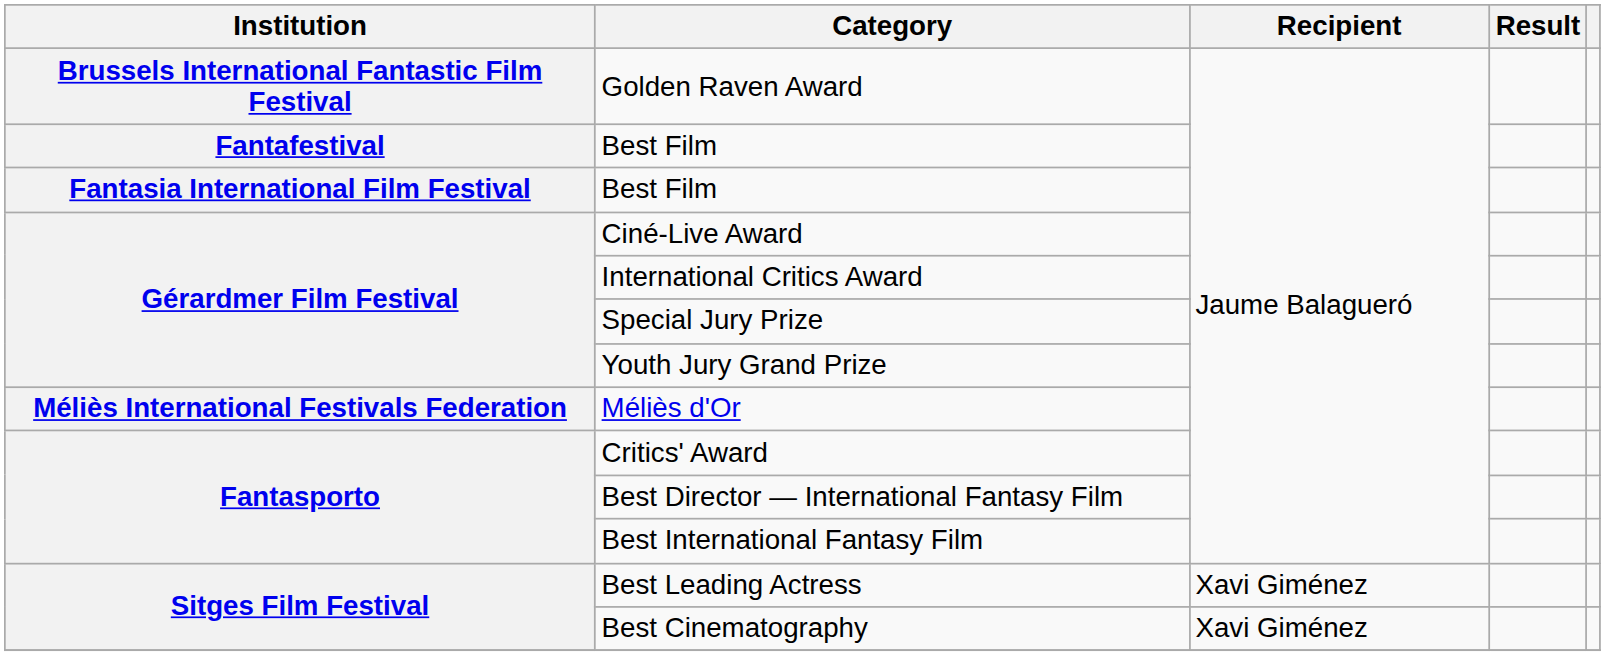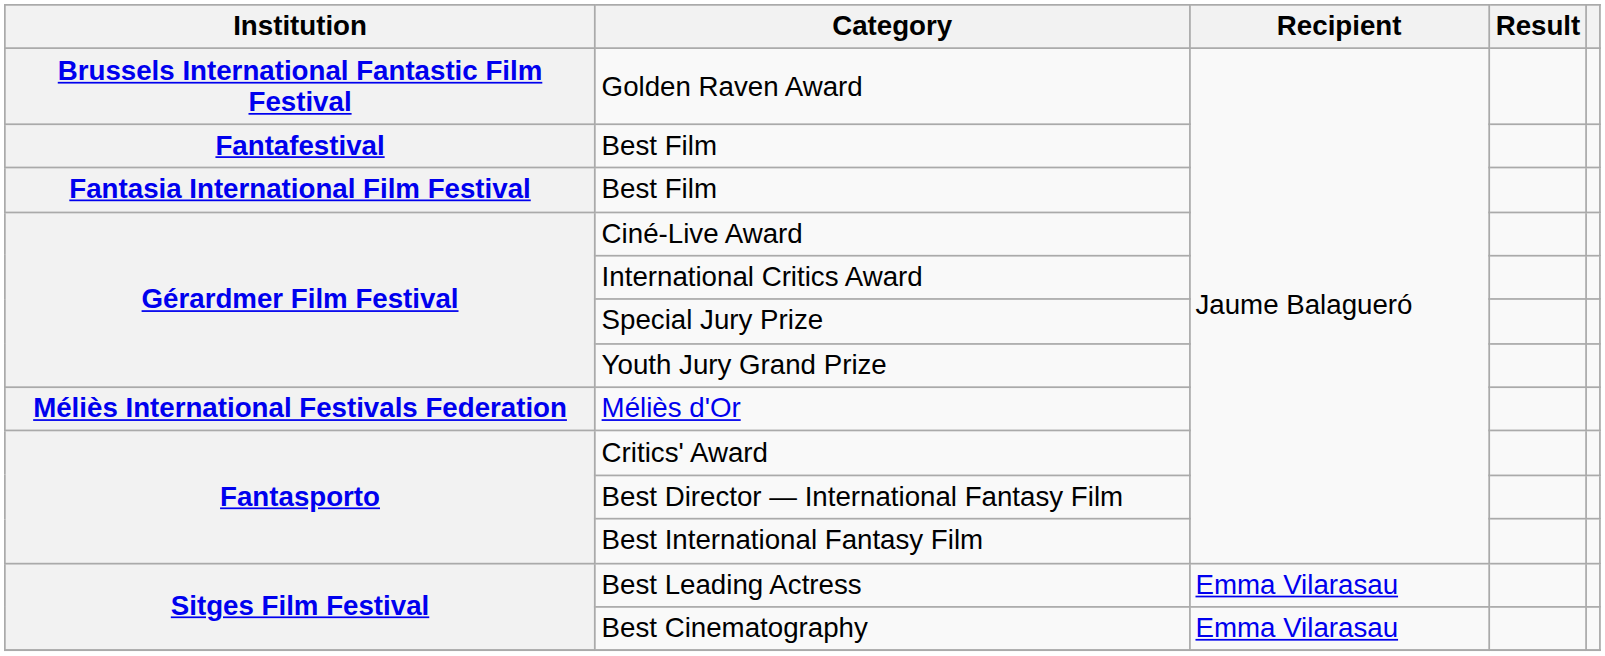(1282, 584) Xavi Giménez -> (1297, 584) Emma Vilarasau
(1282, 628) Xavi Giménez -> (1297, 628) Emma Vilarasau
